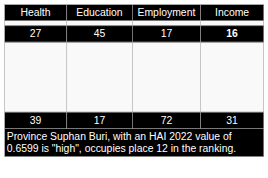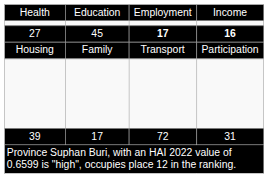(166, 34) normal -> (163, 34) bold
+ row: (35, 50)
